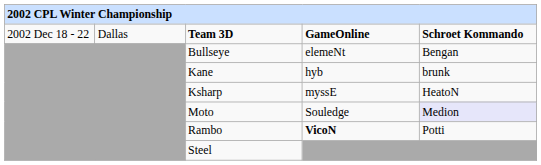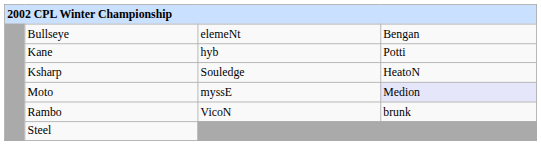- row: (211, 33)
(436, 72) brunk -> (394, 53) Potti
(321, 92) myssE -> (223, 72) Souledge
(327, 111) Souledge -> (216, 92) myssE
(321, 131) bold -> (216, 111) normal
(433, 131) Potti -> (397, 111) brunk
